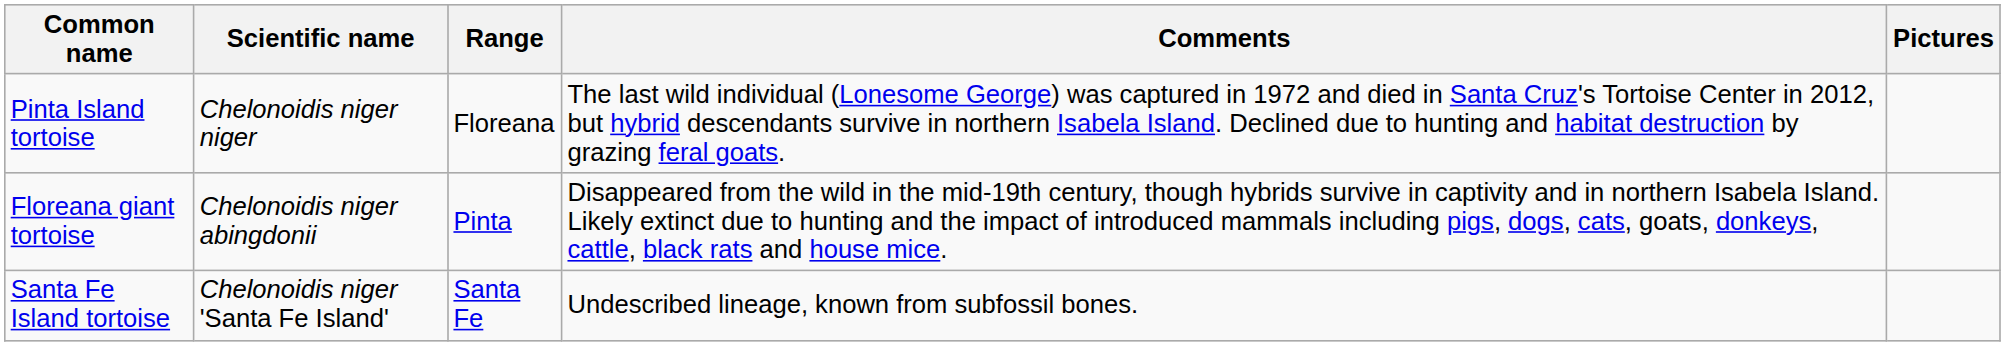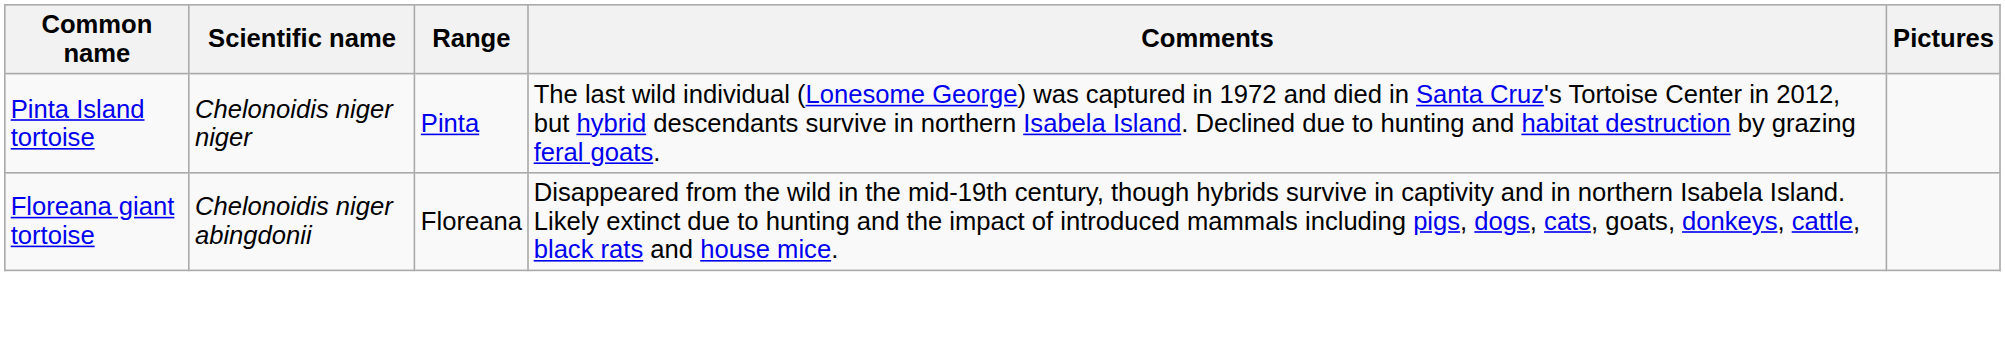(504, 123) Floreana -> (450, 123) Pinta
(483, 221) Pinta -> (471, 221) Floreana
- row: (90, 304)
